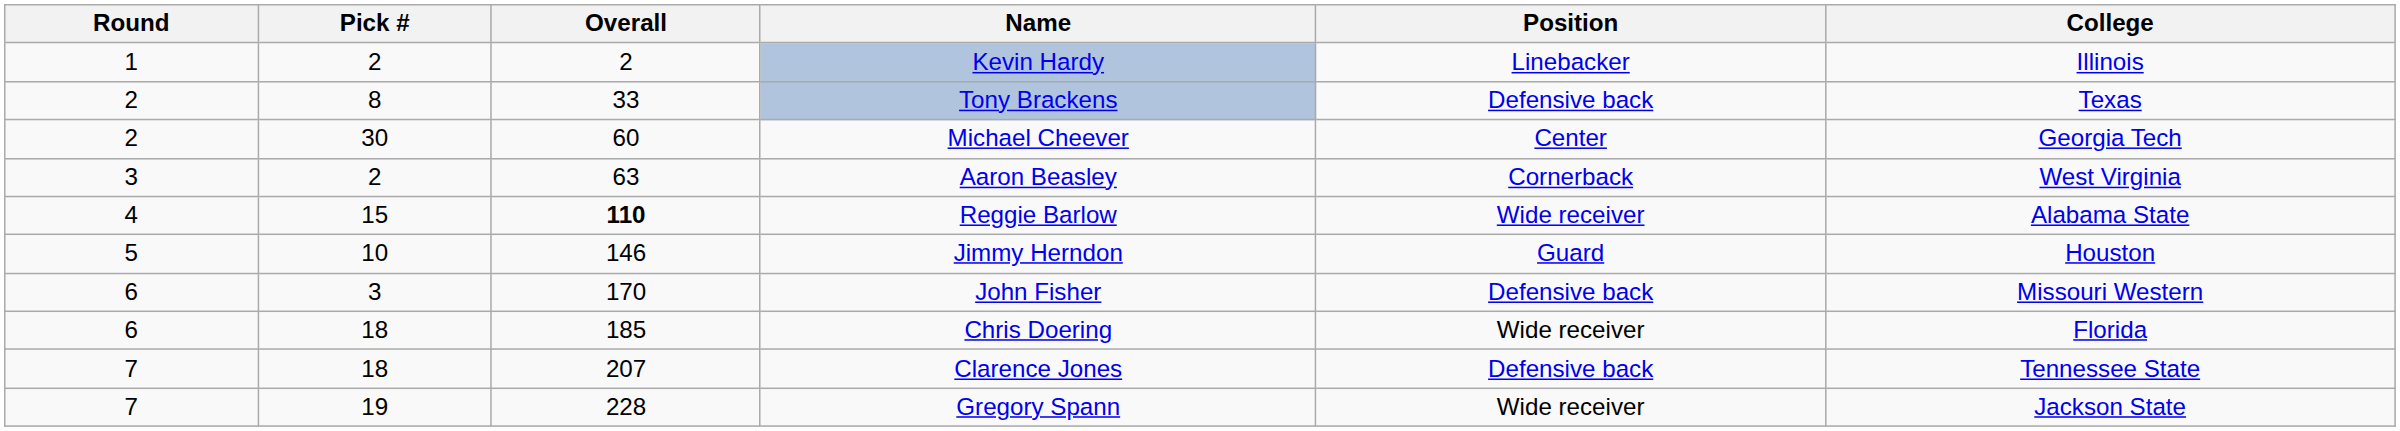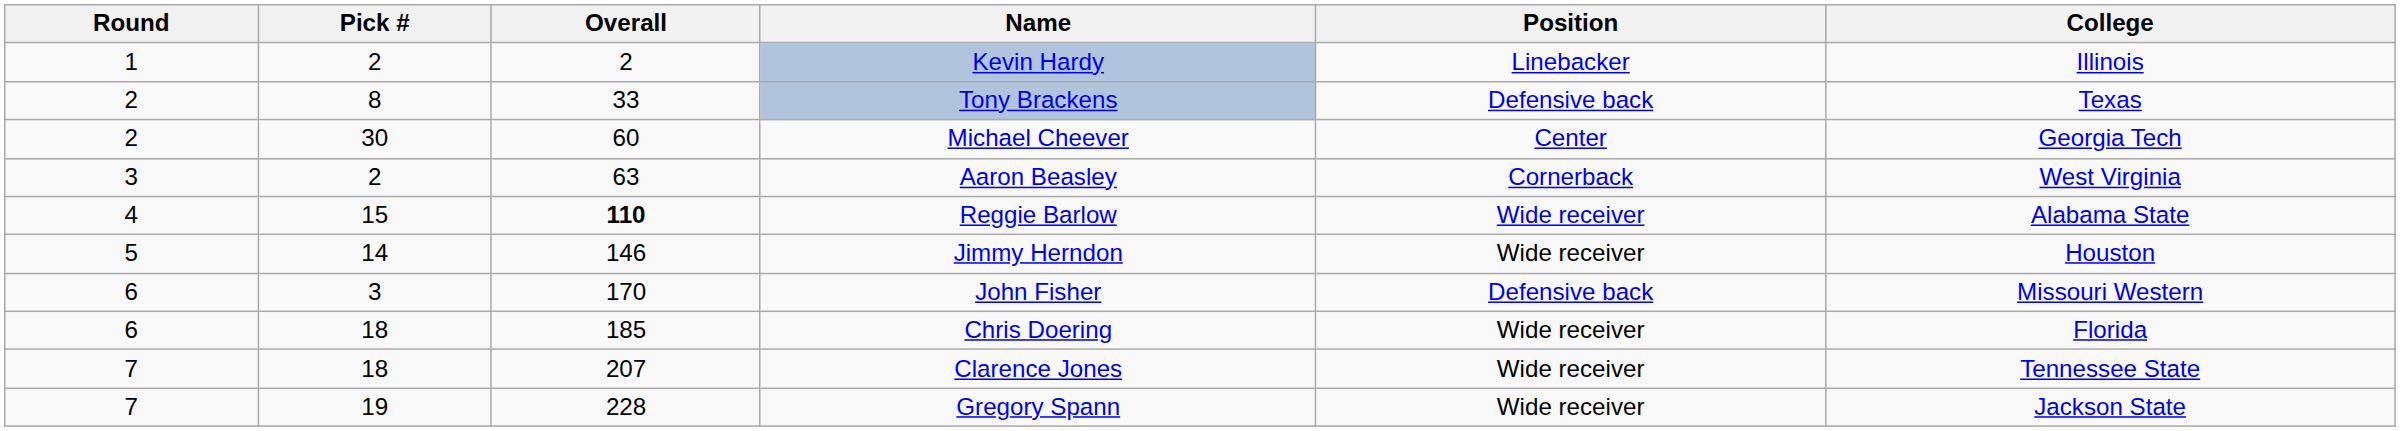(375, 253) 10 -> (375, 253) 14
(1571, 253) Guard -> (1571, 253) Wide receiver
(1571, 368) Defensive back -> (1571, 368) Wide receiver
